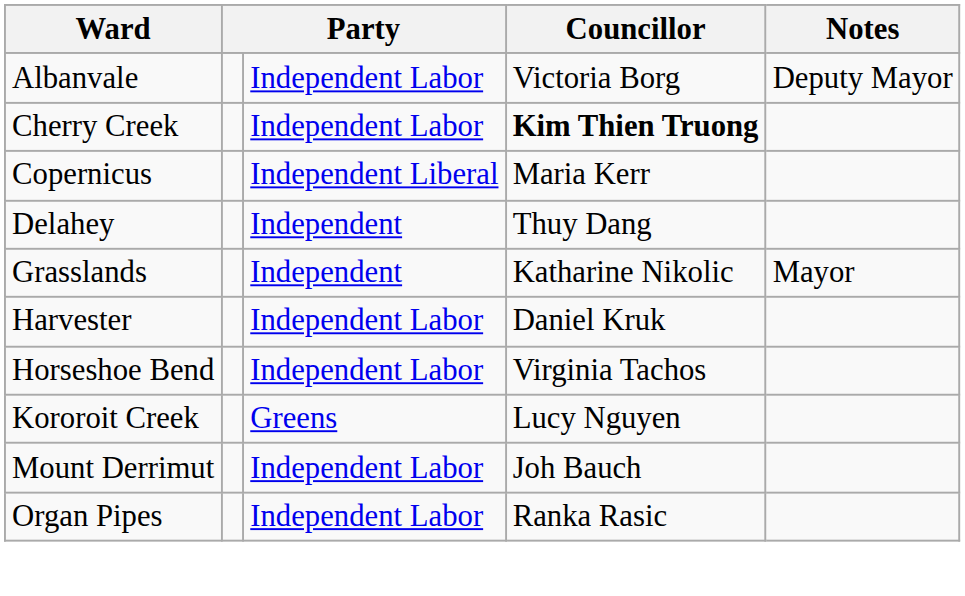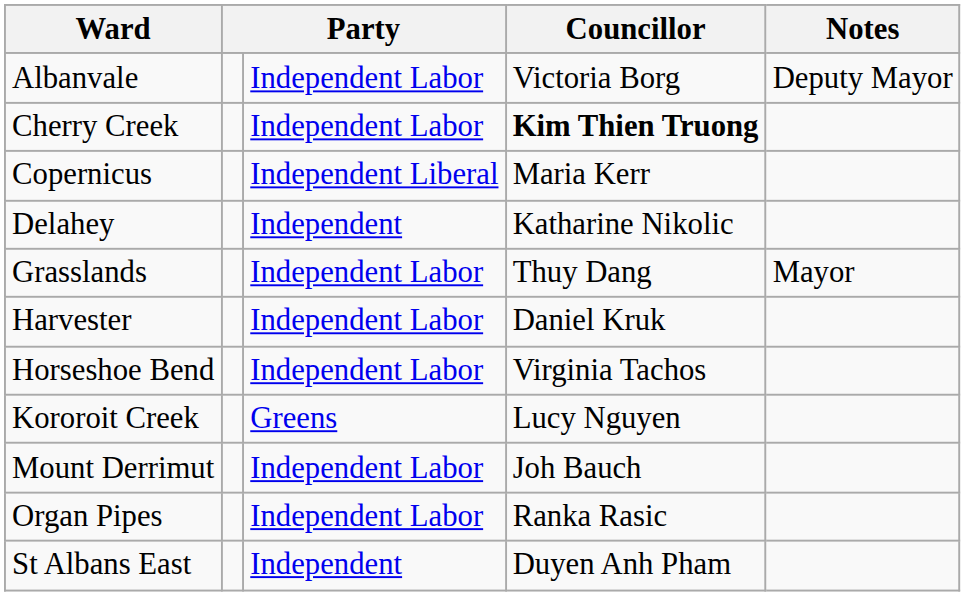(582, 223) Thuy Dang -> (623, 223) Katharine Nikolic
(326, 272) Independent -> (367, 272) Independent Labor
(623, 272) Katharine Nikolic -> (582, 272) Thuy Dang
+ row: (102, 564)
